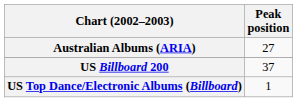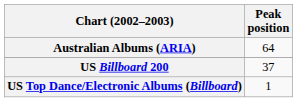(268, 47) 27 -> (268, 47) 64
